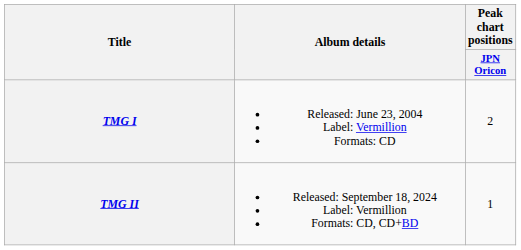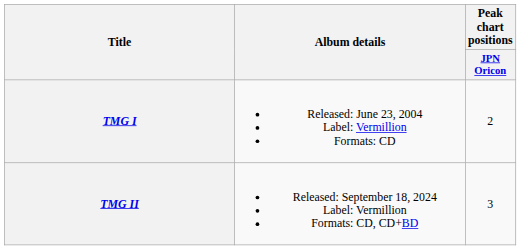(490, 203) 1 -> (490, 203) 3
